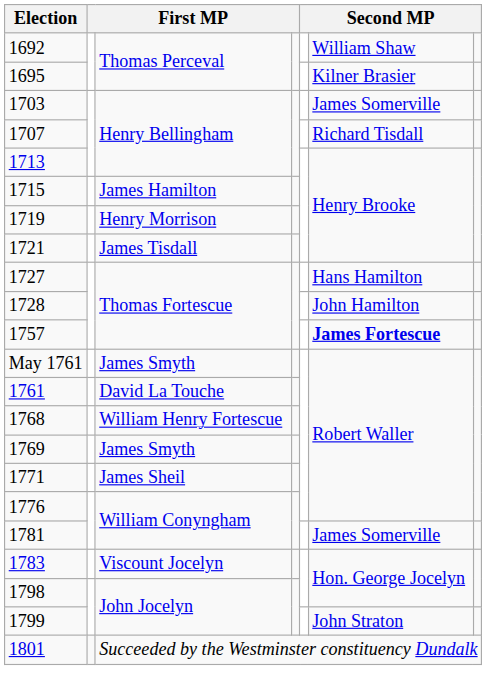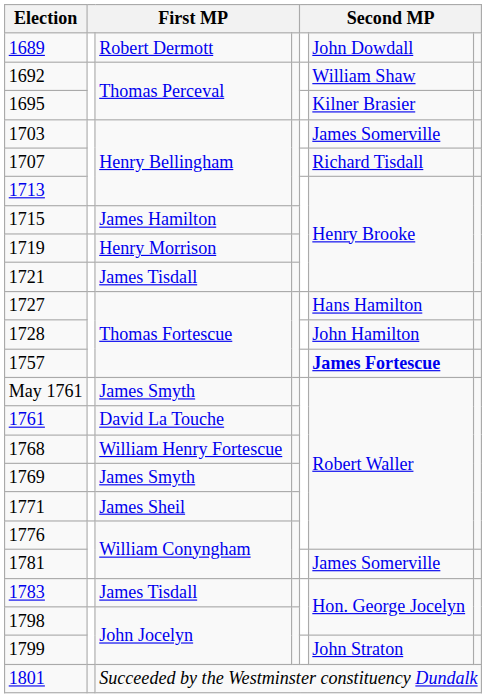+ row: (27, 47)
(161, 563) Viscount Jocelyn -> (148, 592) James Tisdall
